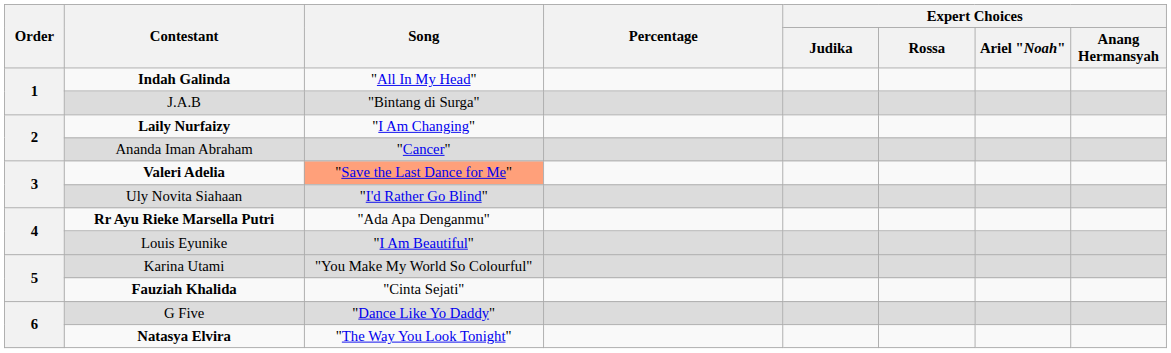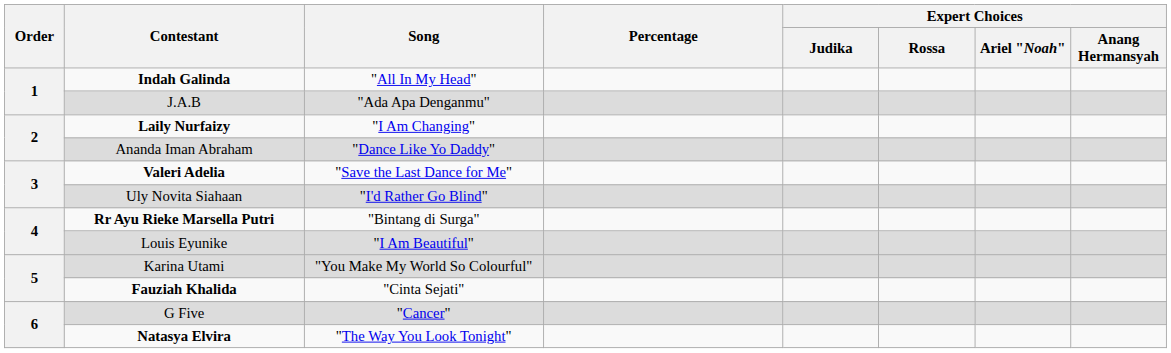(424, 102) "Bintang di Surga" -> (424, 102) "Ada Apa Denganmu"
(424, 149) "Cancer" -> (424, 149) "Dance Like Yo Daddy"
(424, 172) lightsalmon background -> (424, 172) no background
(424, 219) "Ada Apa Denganmu" -> (424, 219) "Bintang di Surga"
(424, 312) "Dance Like Yo Daddy" -> (424, 312) "Cancer"
